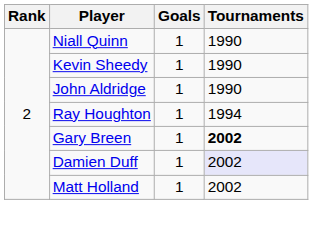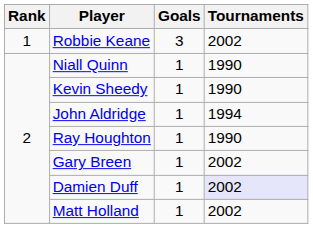+ row: (101, 41)
(225, 89) 1990 -> (225, 114) 1994
(225, 114) 1994 -> (225, 138) 1990
(225, 138) bold -> (225, 162) normal
